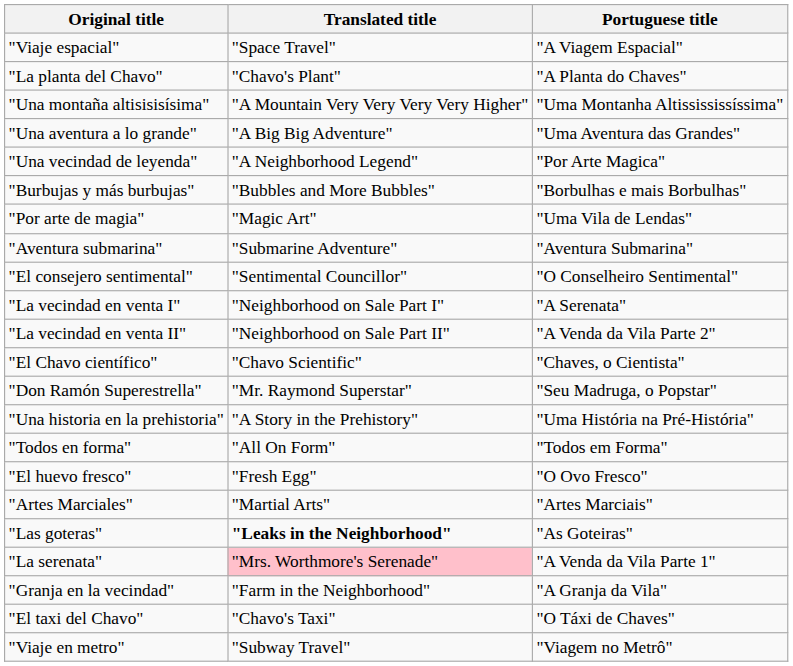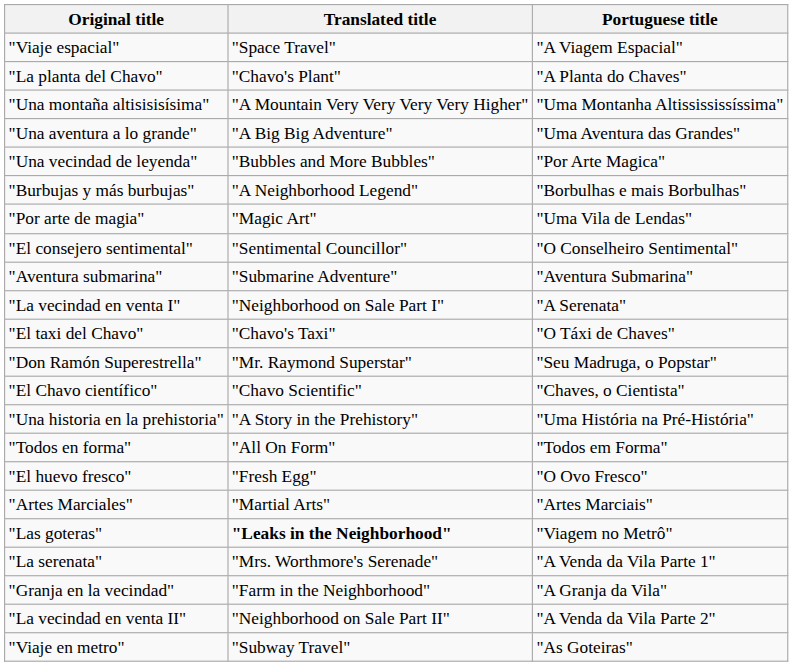(325, 161) "A Neighborhood Legend" -> (333, 161) "Bubbles and More Bubbles"
(333, 190) "Bubbles and More Bubbles" -> (325, 190) "A Neighborhood Legend"
rows swapped: (101, 276) <-> (85, 247)
rows swapped: (97, 333) <-> (76, 618)
rows swapped: (83, 361) <-> (105, 390)
(585, 533) "As Goteiras" -> (604, 533) "Viagem no Metrô"
(335, 561) pink background -> (335, 561) no background
(604, 647) "Viagem no Metrô" -> (585, 647) "As Goteiras"
